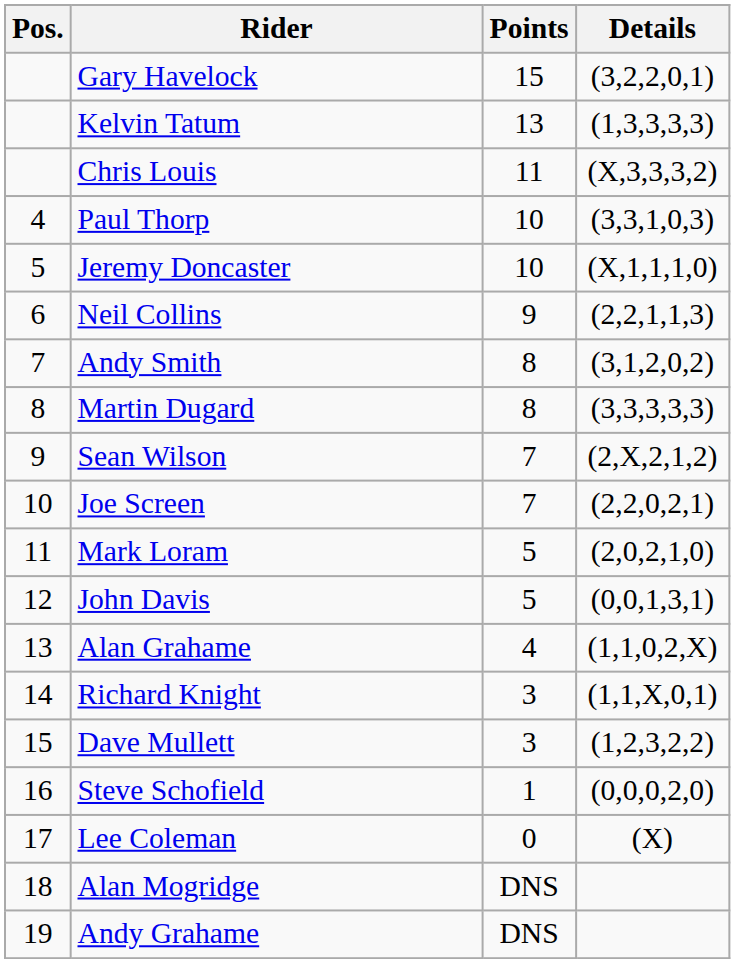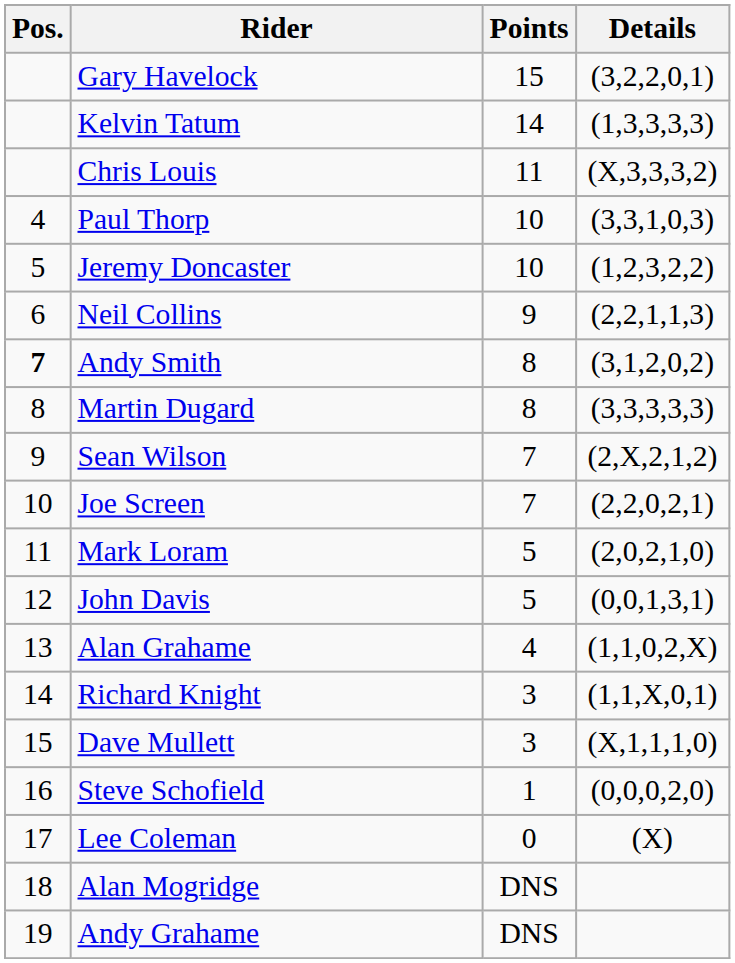(529, 123) 13 -> (529, 123) 14
(652, 266) (X,1,1,1,0) -> (652, 266) (1,2,3,2,2)
(38, 361) normal -> (38, 361) bold
(652, 742) (1,2,3,2,2) -> (652, 742) (X,1,1,1,0)
